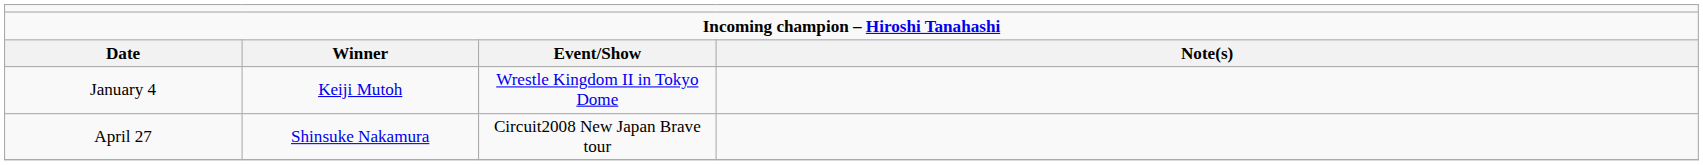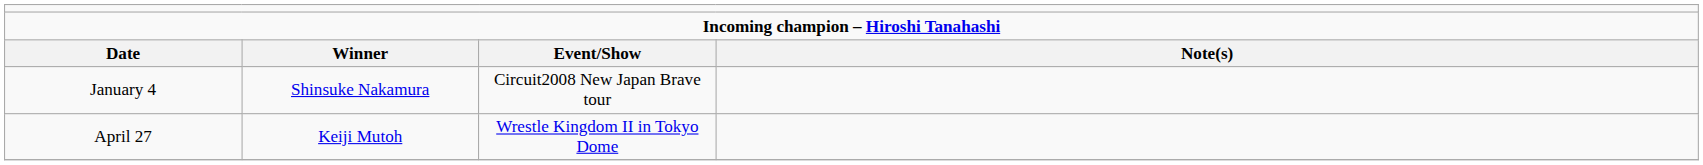(360, 89) Keiji Mutoh -> (360, 89) Shinsuke Nakamura
(597, 89) Wrestle Kingdom II in Tokyo Dome -> (597, 89) Circuit2008 New Japan Brave tour
(360, 136) Shinsuke Nakamura -> (360, 136) Keiji Mutoh
(597, 136) Circuit2008 New Japan Brave tour -> (597, 136) Wrestle Kingdom II in Tokyo Dome
